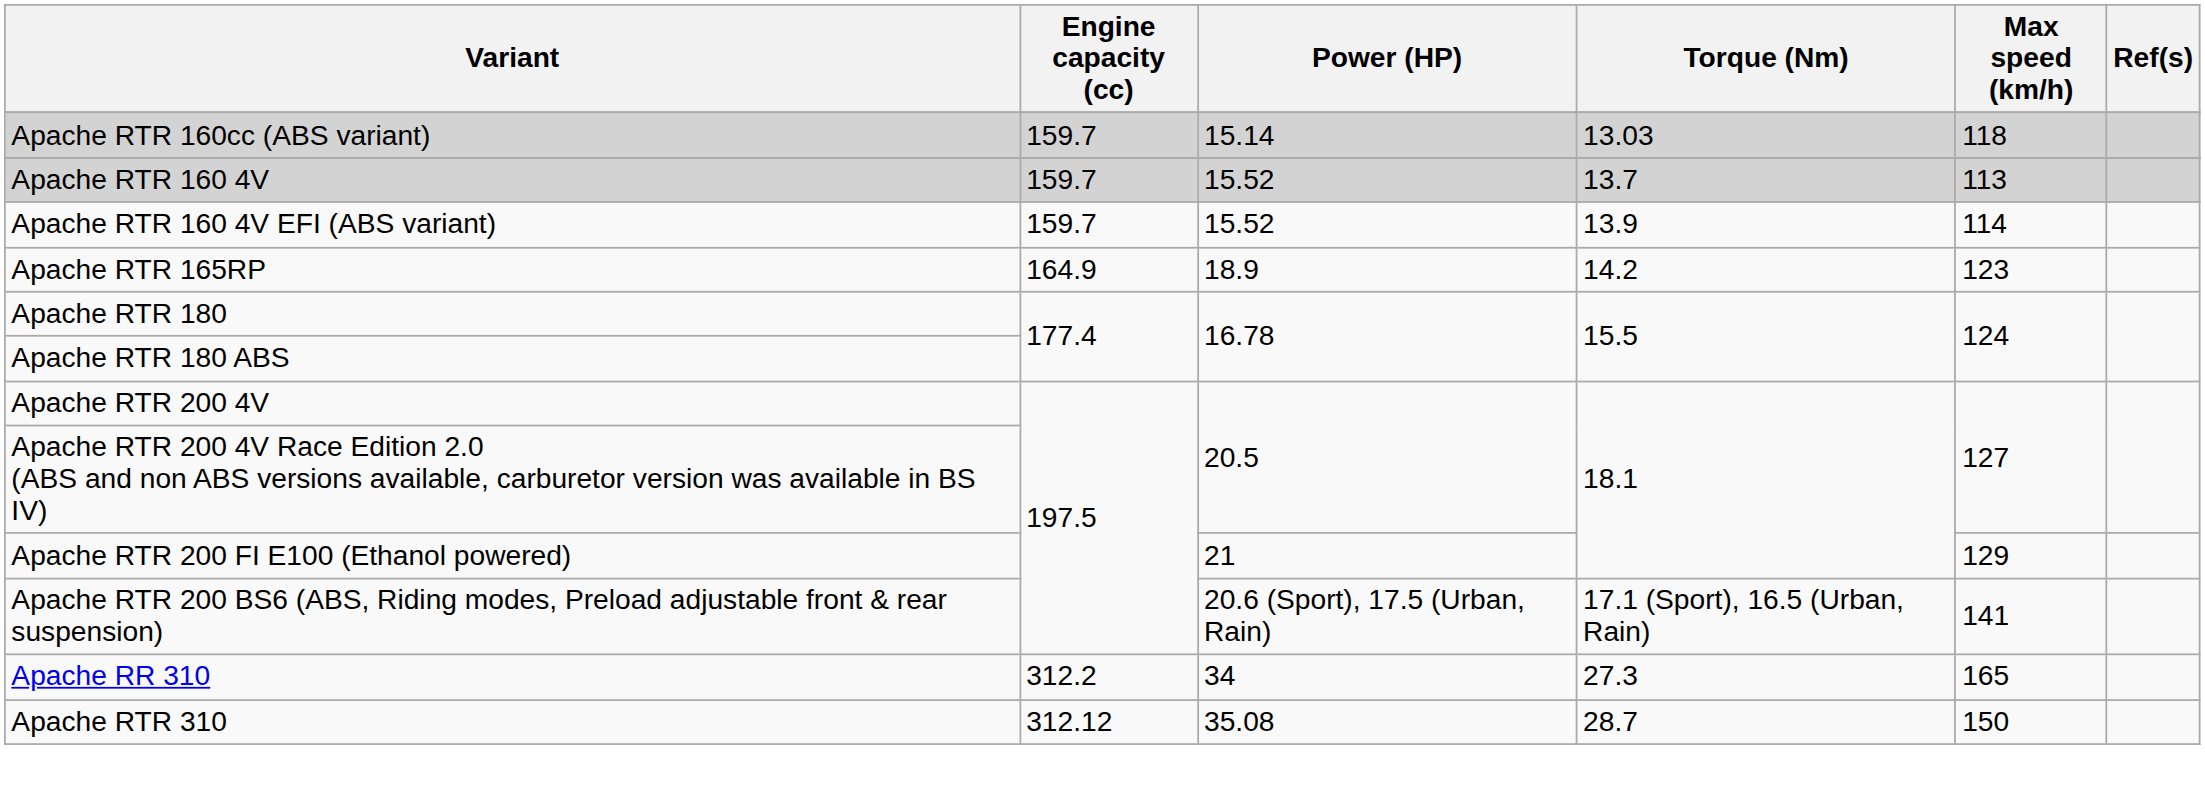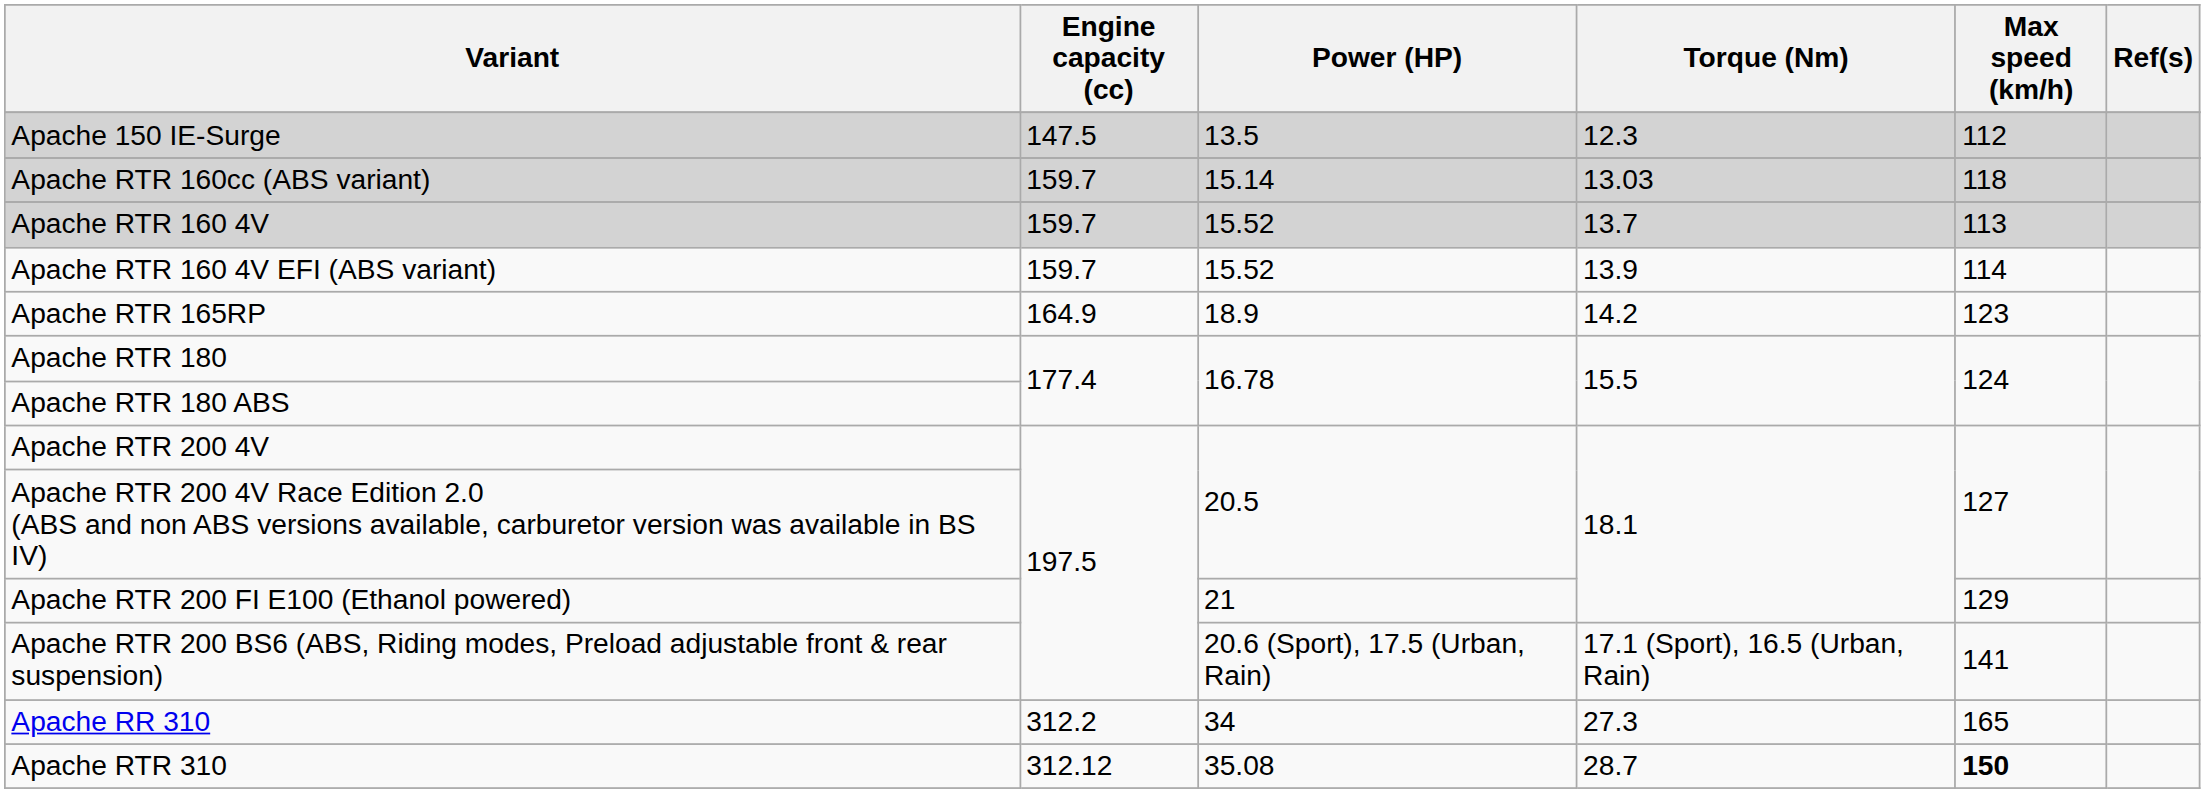+ row: (146, 134)
(1986, 721) normal -> (1986, 765) bold
